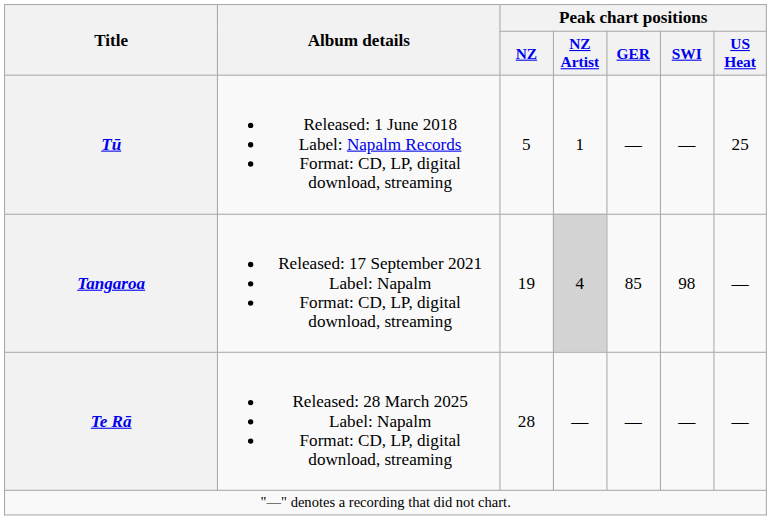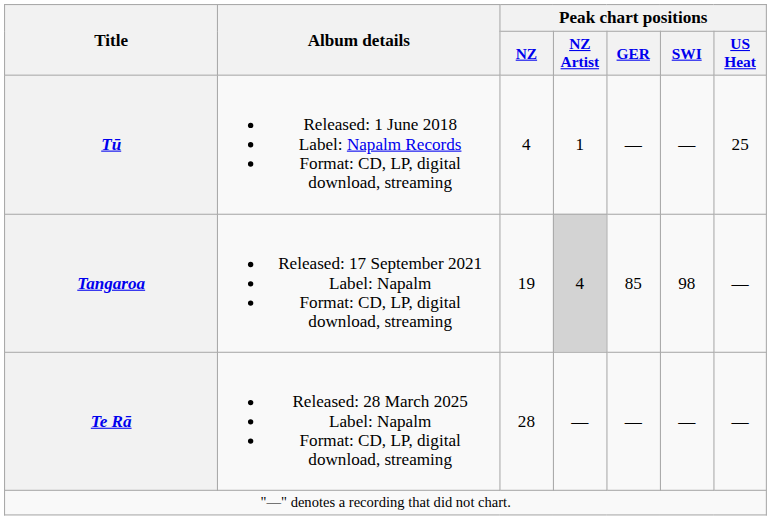(526, 144) 5 -> (526, 144) 4
